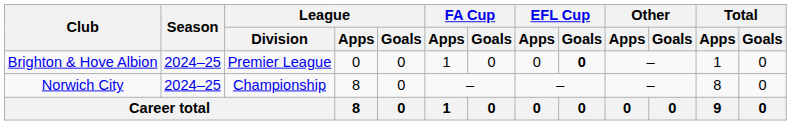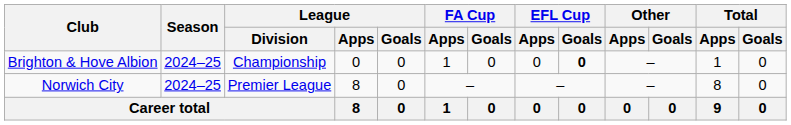(279, 62) Premier League -> (279, 62) Championship
(279, 85) Championship -> (279, 85) Premier League
